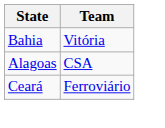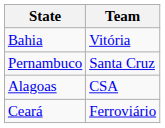+ row: (45, 63)
